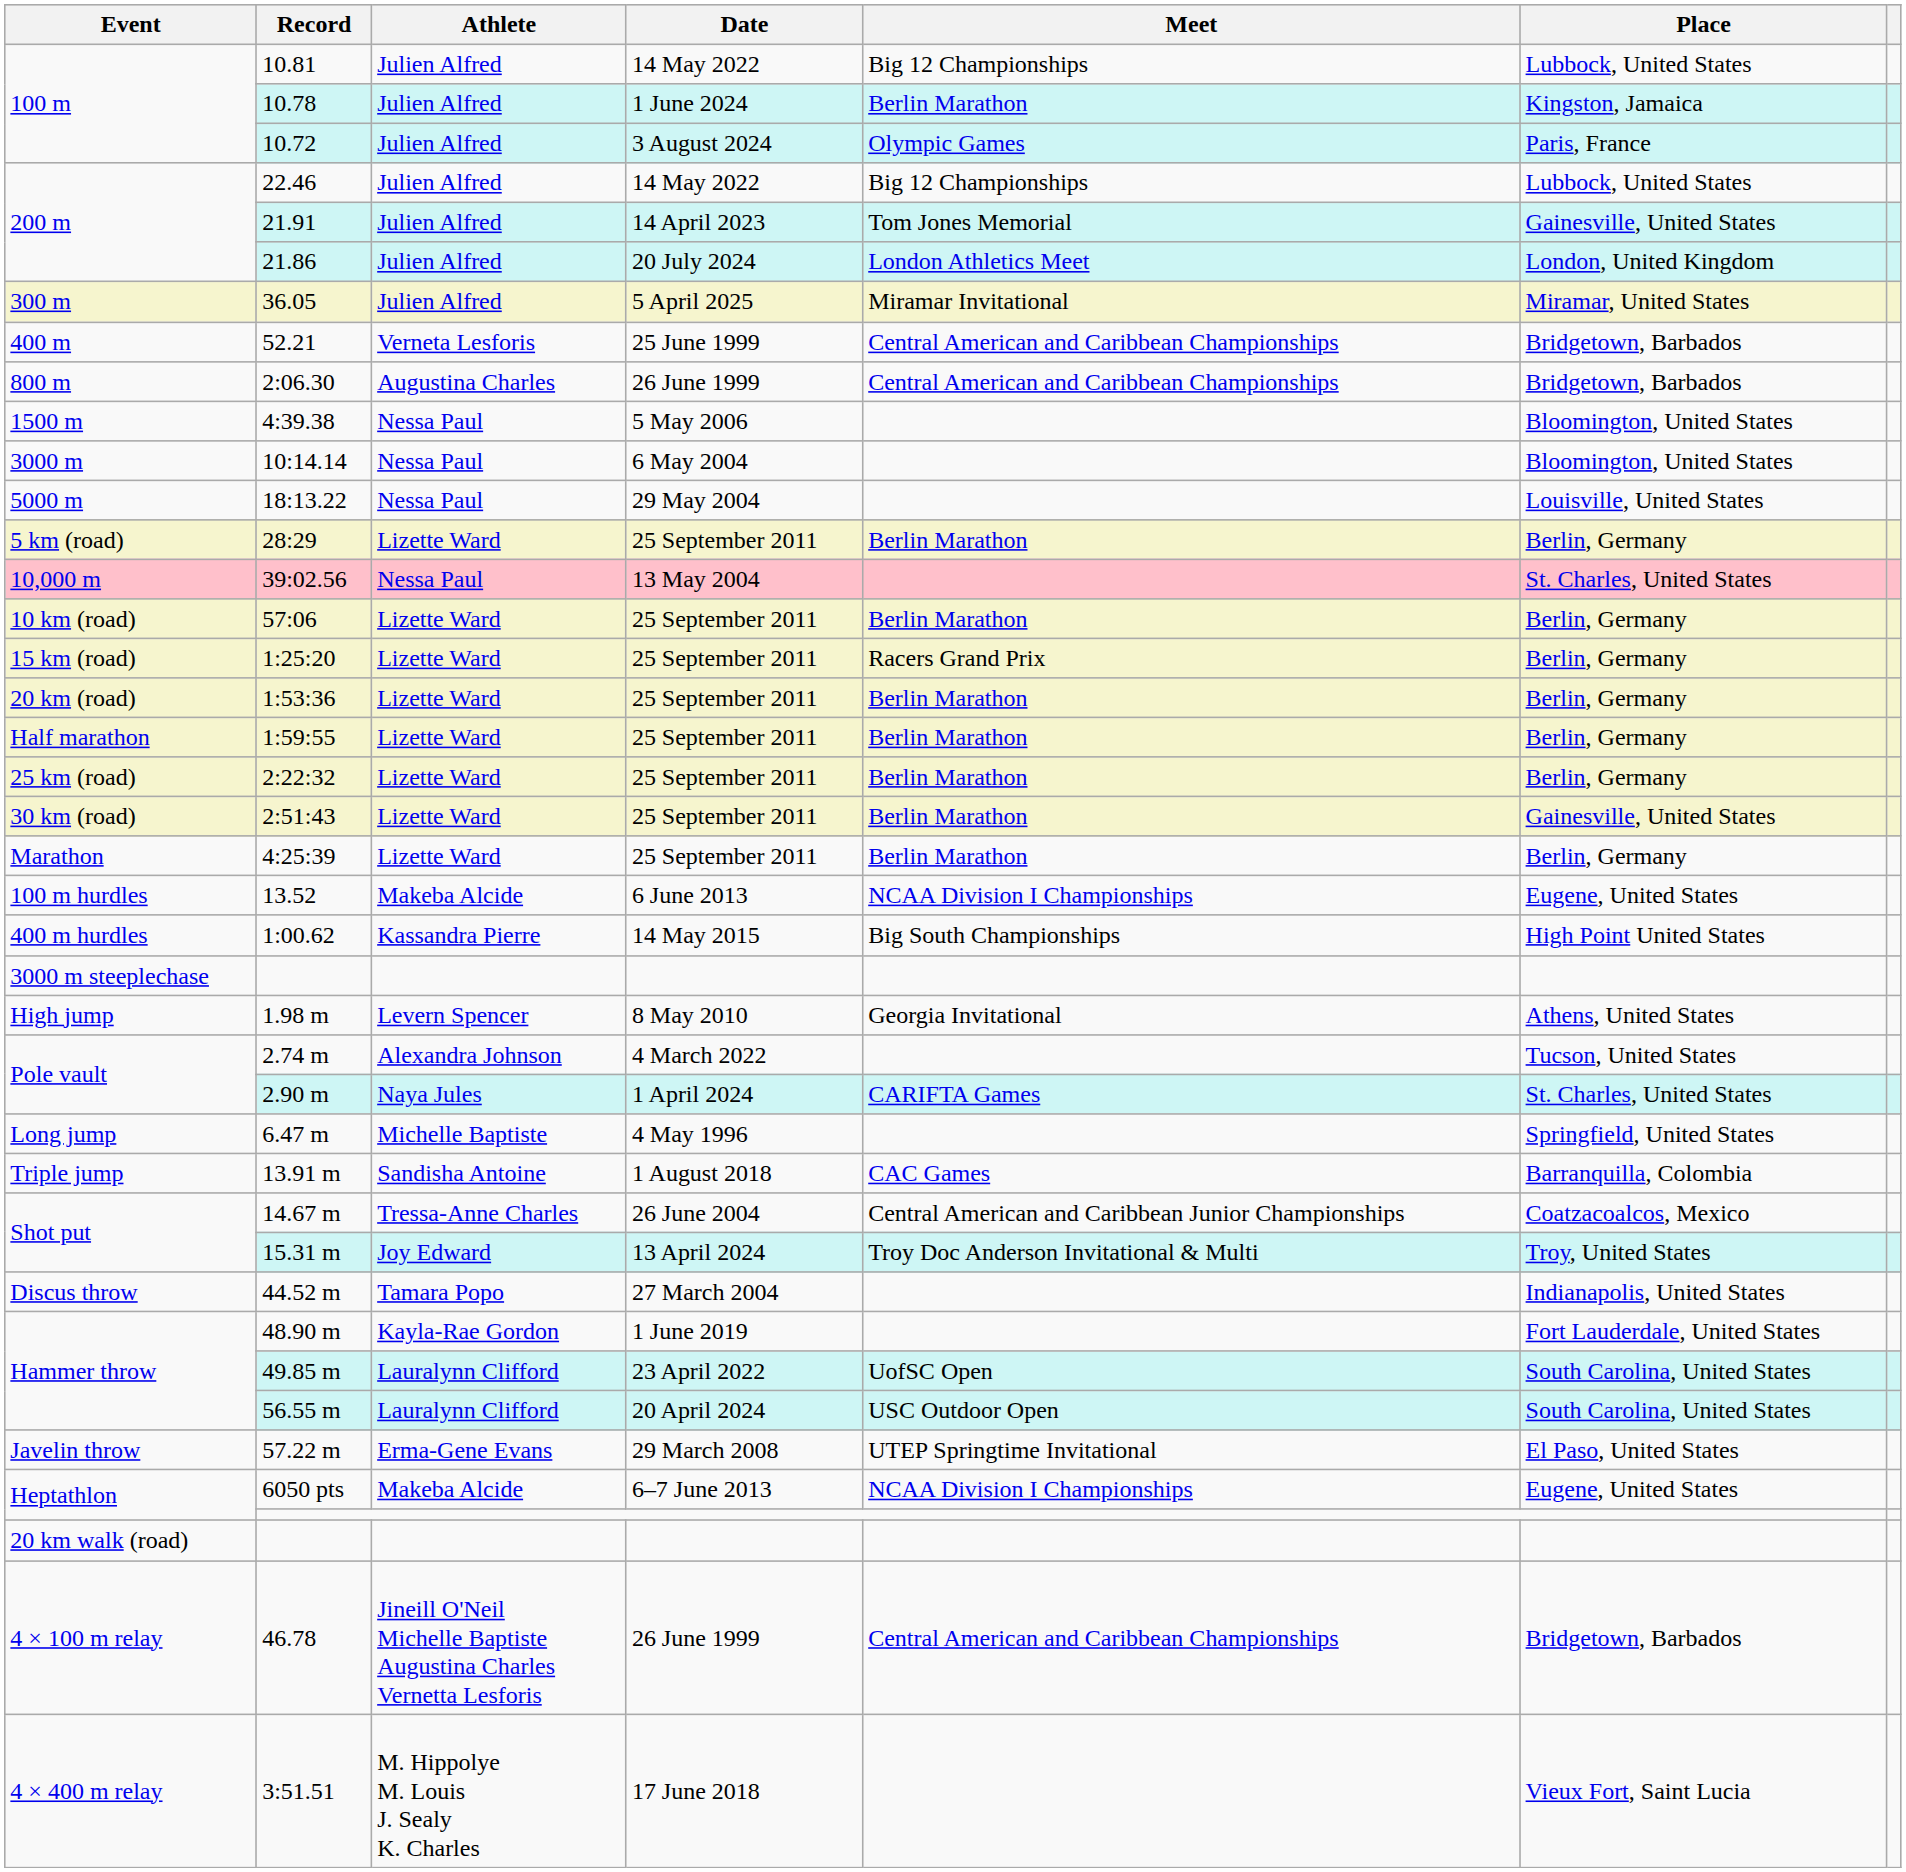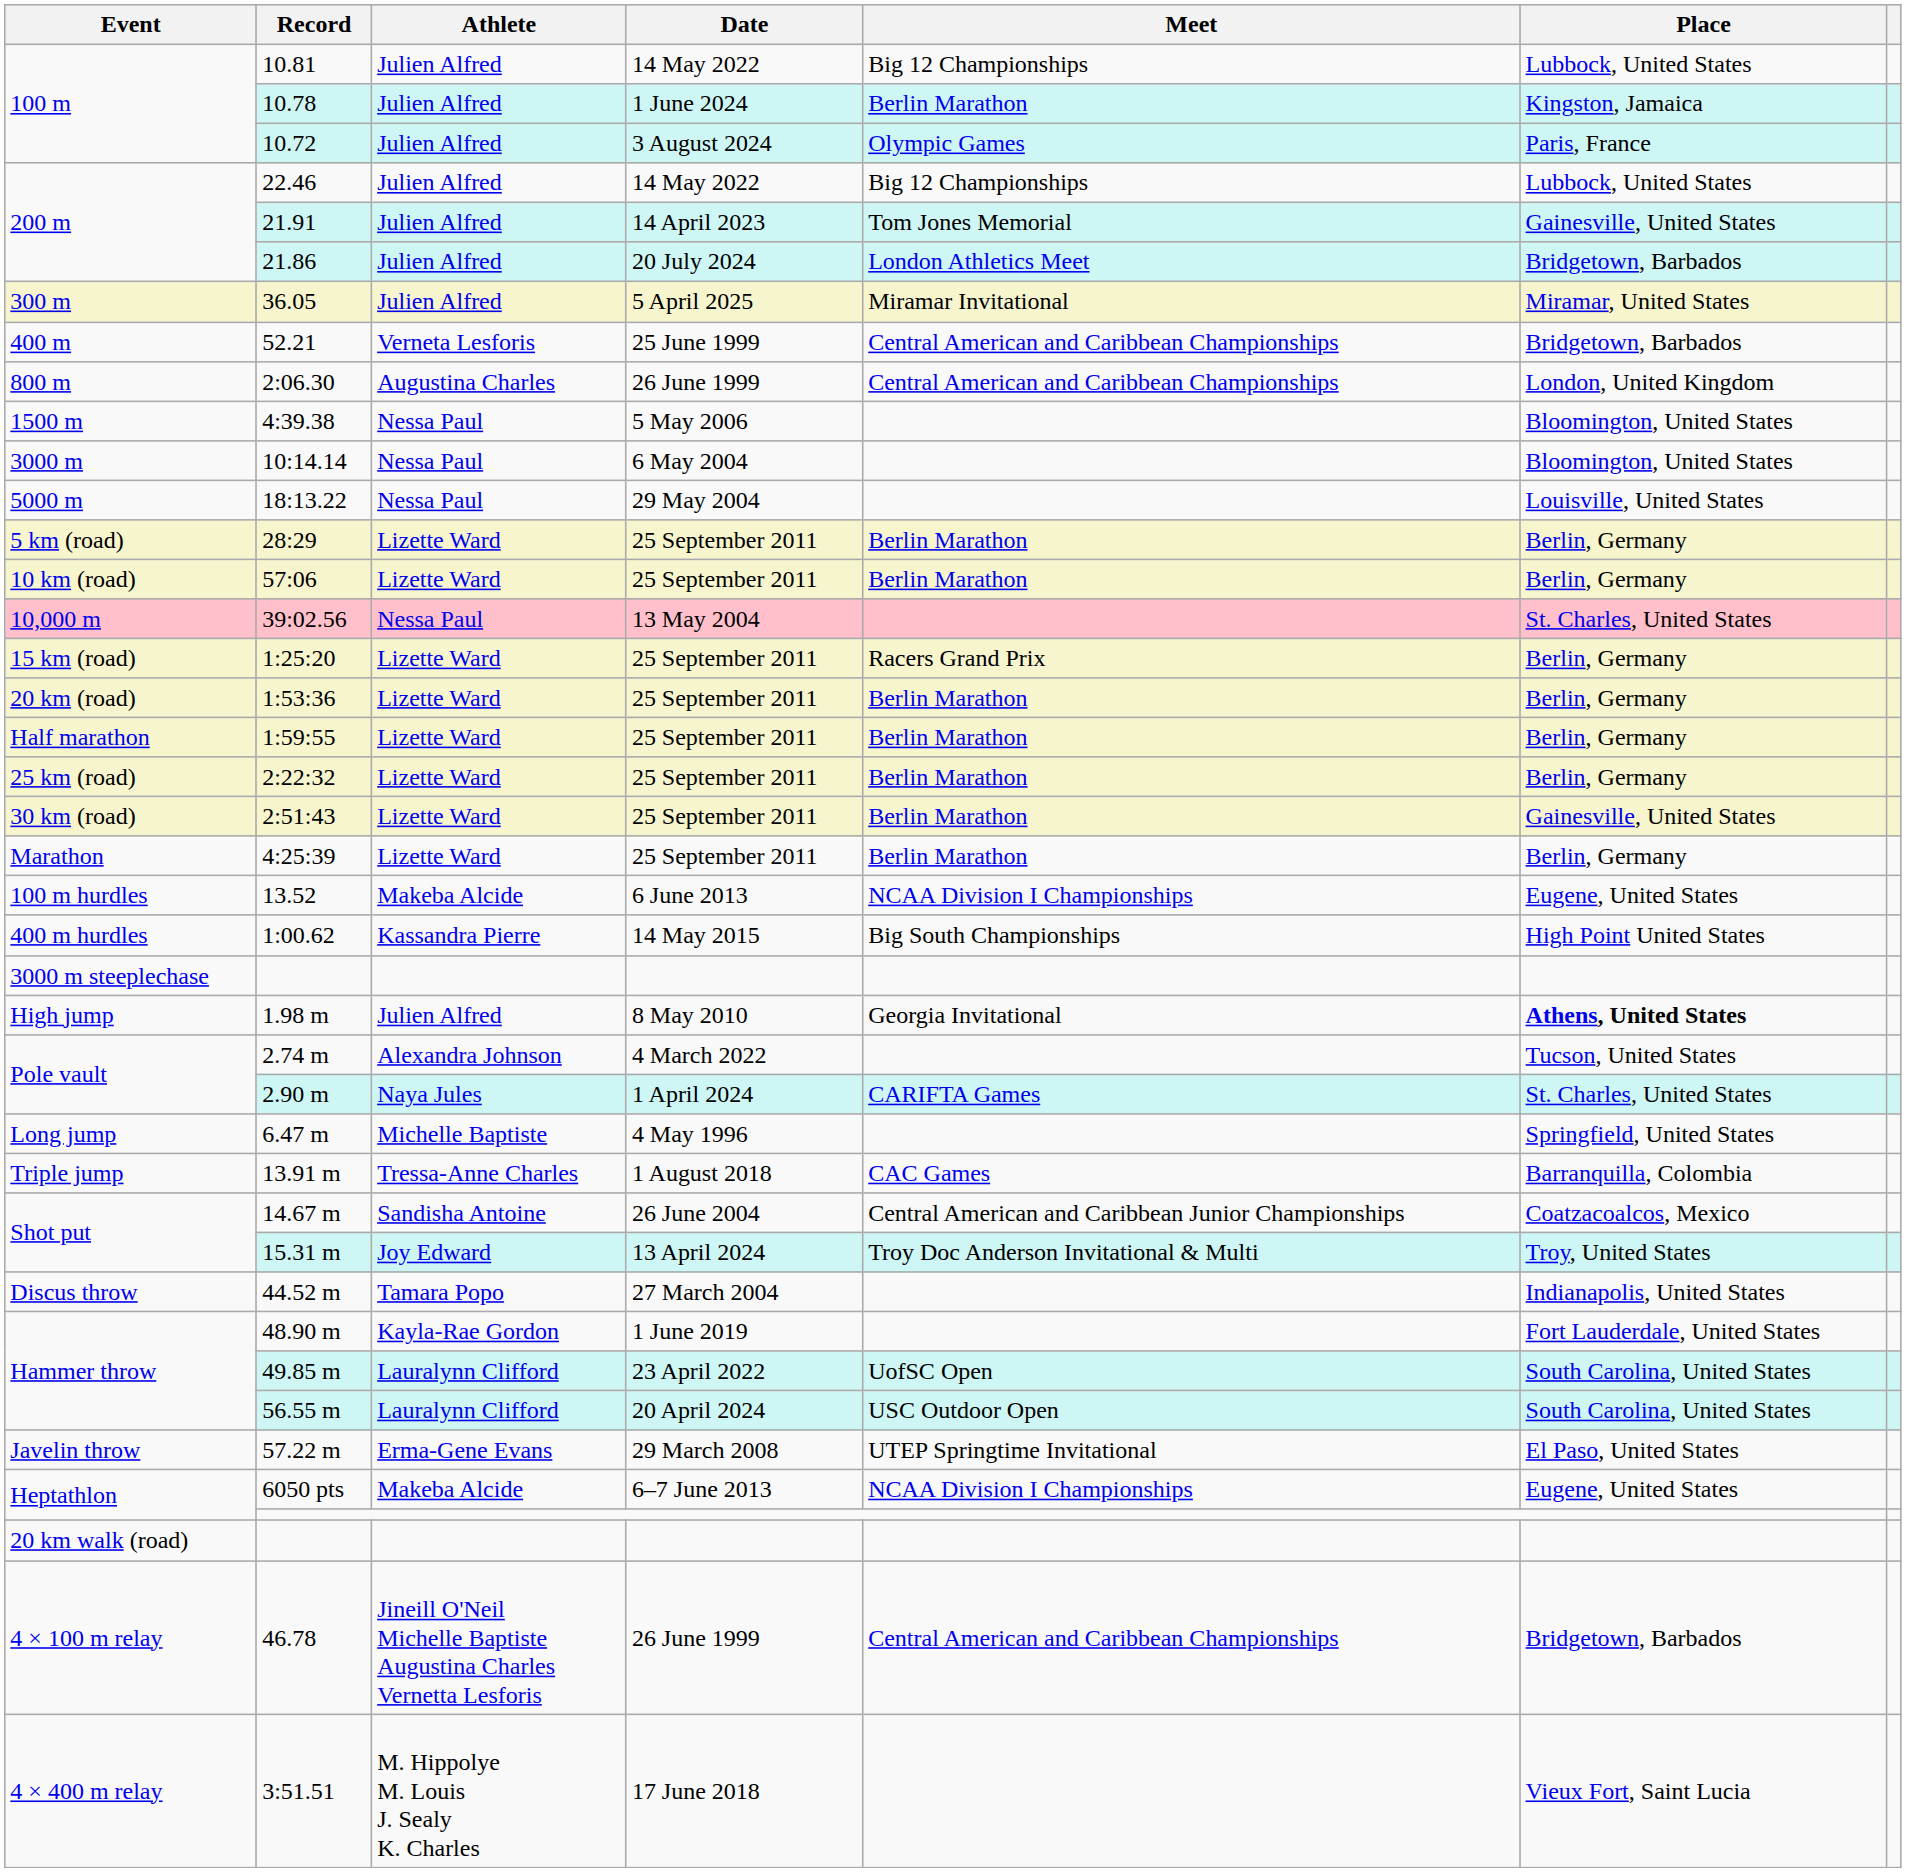(1650, 262) London, United Kingdom -> (1634, 262) Bridgetown, Barbados
(1634, 380) Bridgetown, Barbados -> (1650, 380) London, United Kingdom
rows swapped: (56, 578) <-> (73, 618)
(453, 1014) Levern Spencer -> (439, 1014) Julien Alfred
(1630, 1014) normal -> (1636, 1014) bold
(461, 1172) Sandisha Antoine -> (478, 1172) Tressa-Anne Charles
(478, 1212) Tressa-Anne Charles -> (461, 1212) Sandisha Antoine
